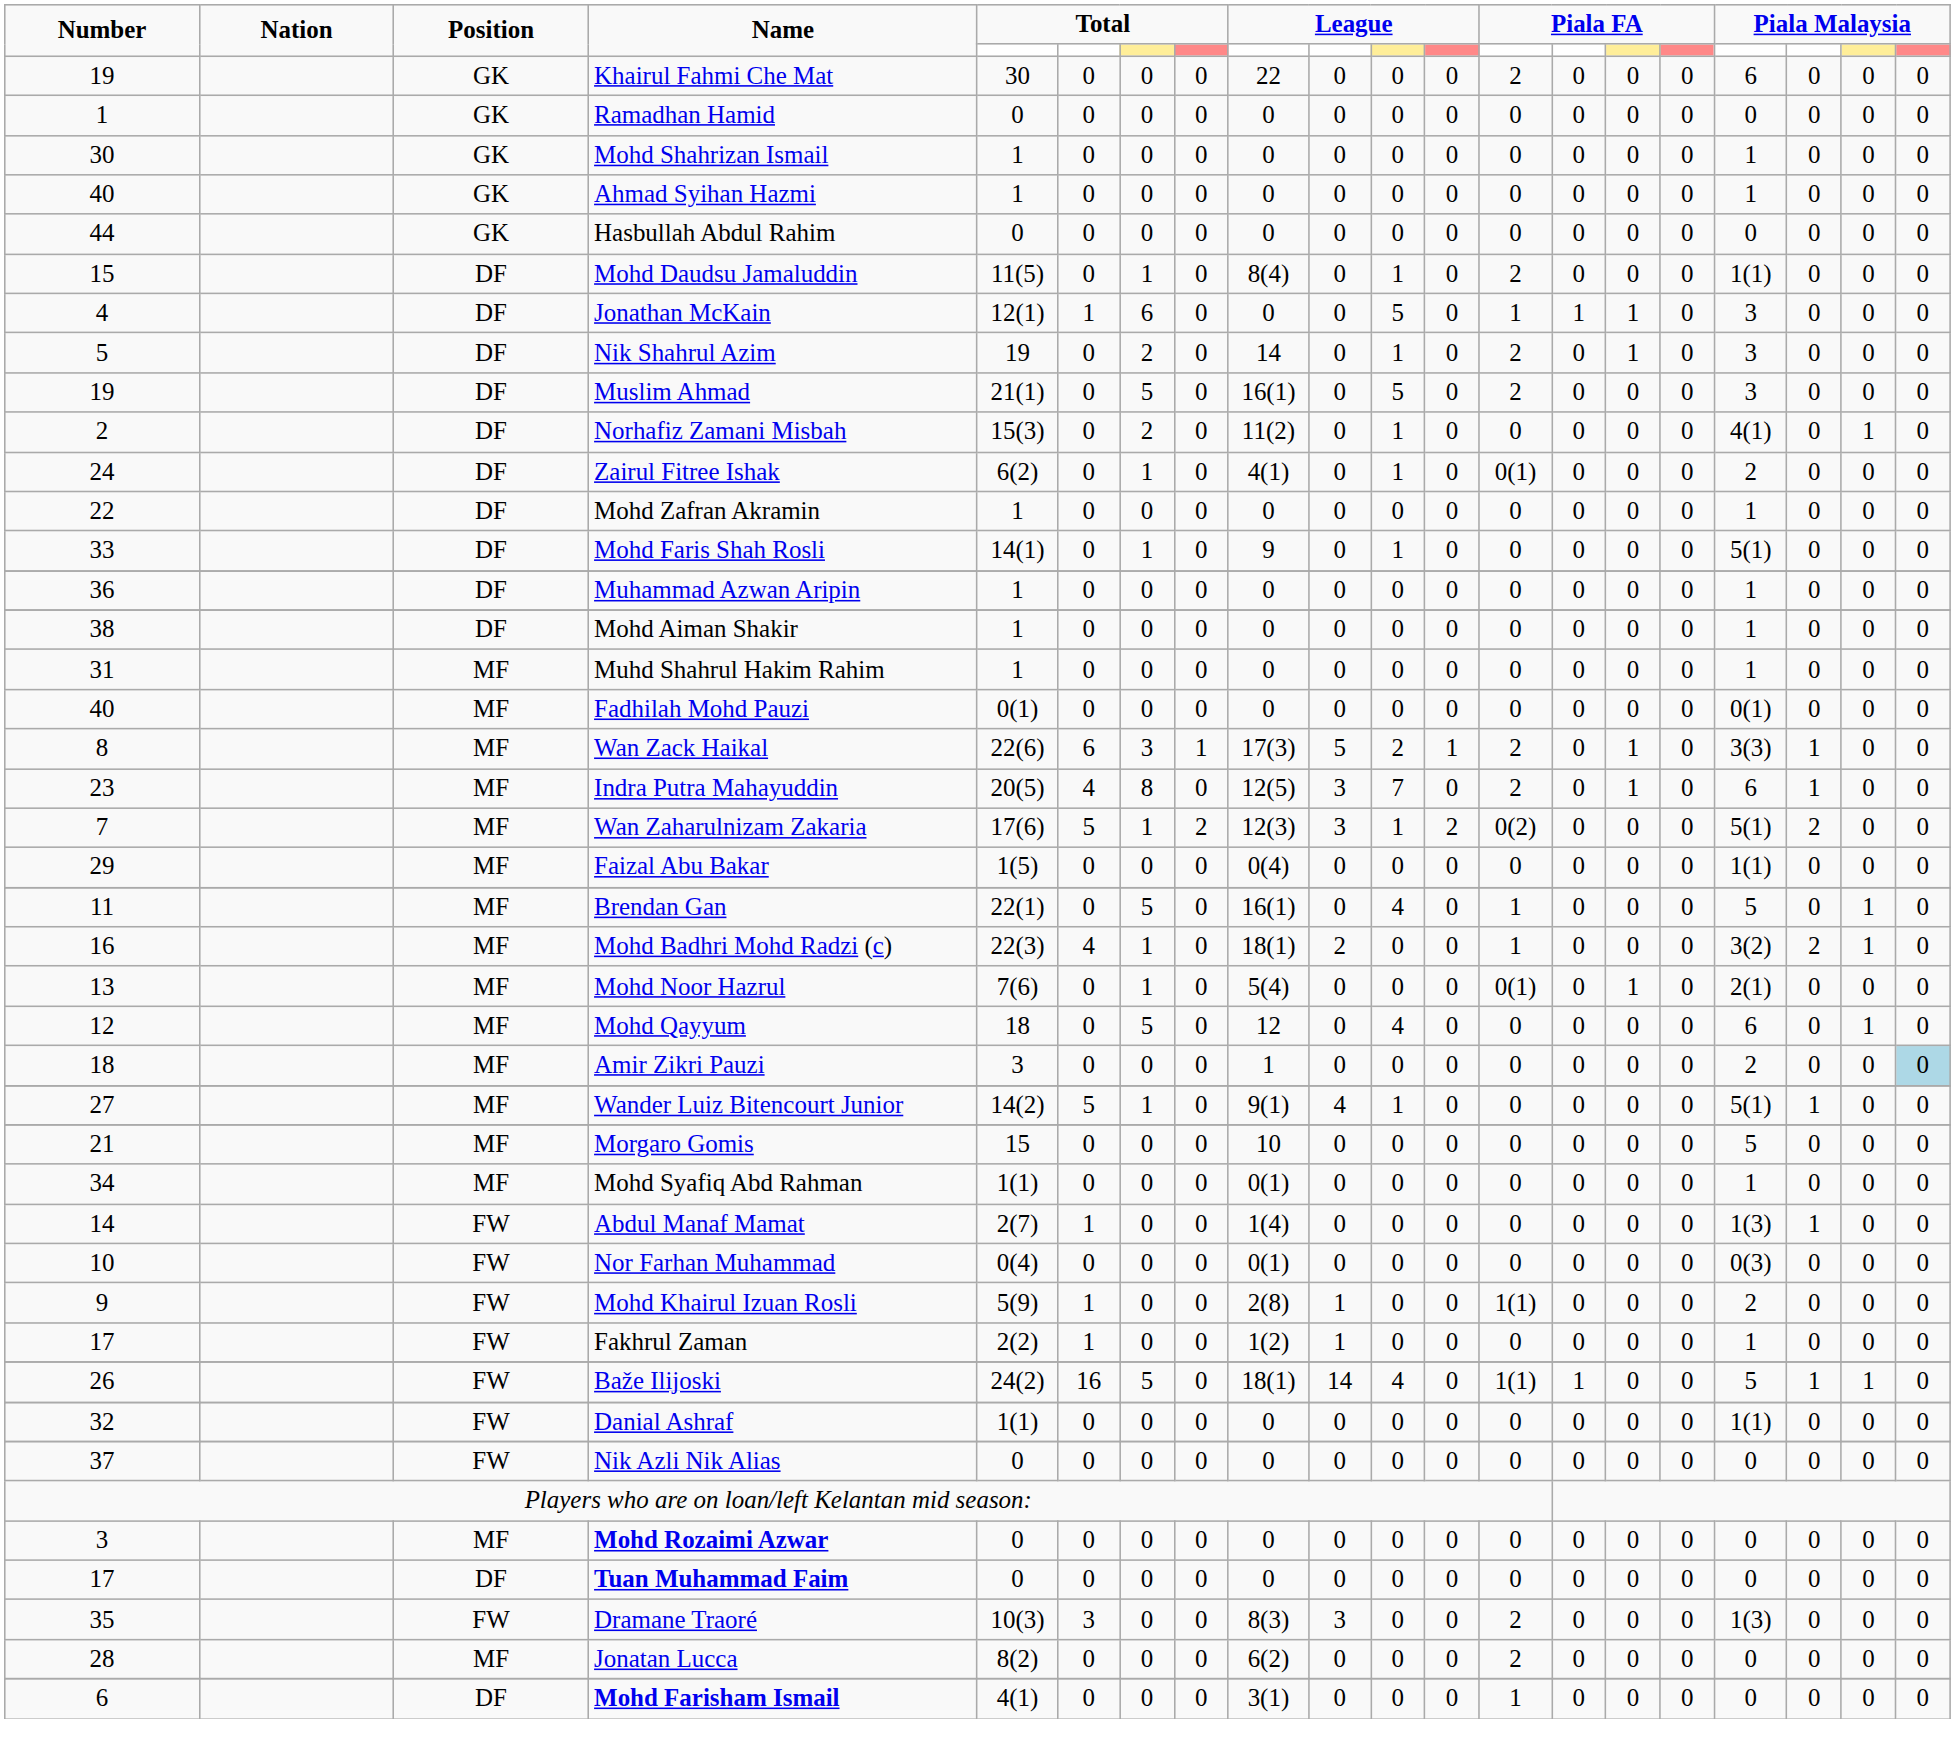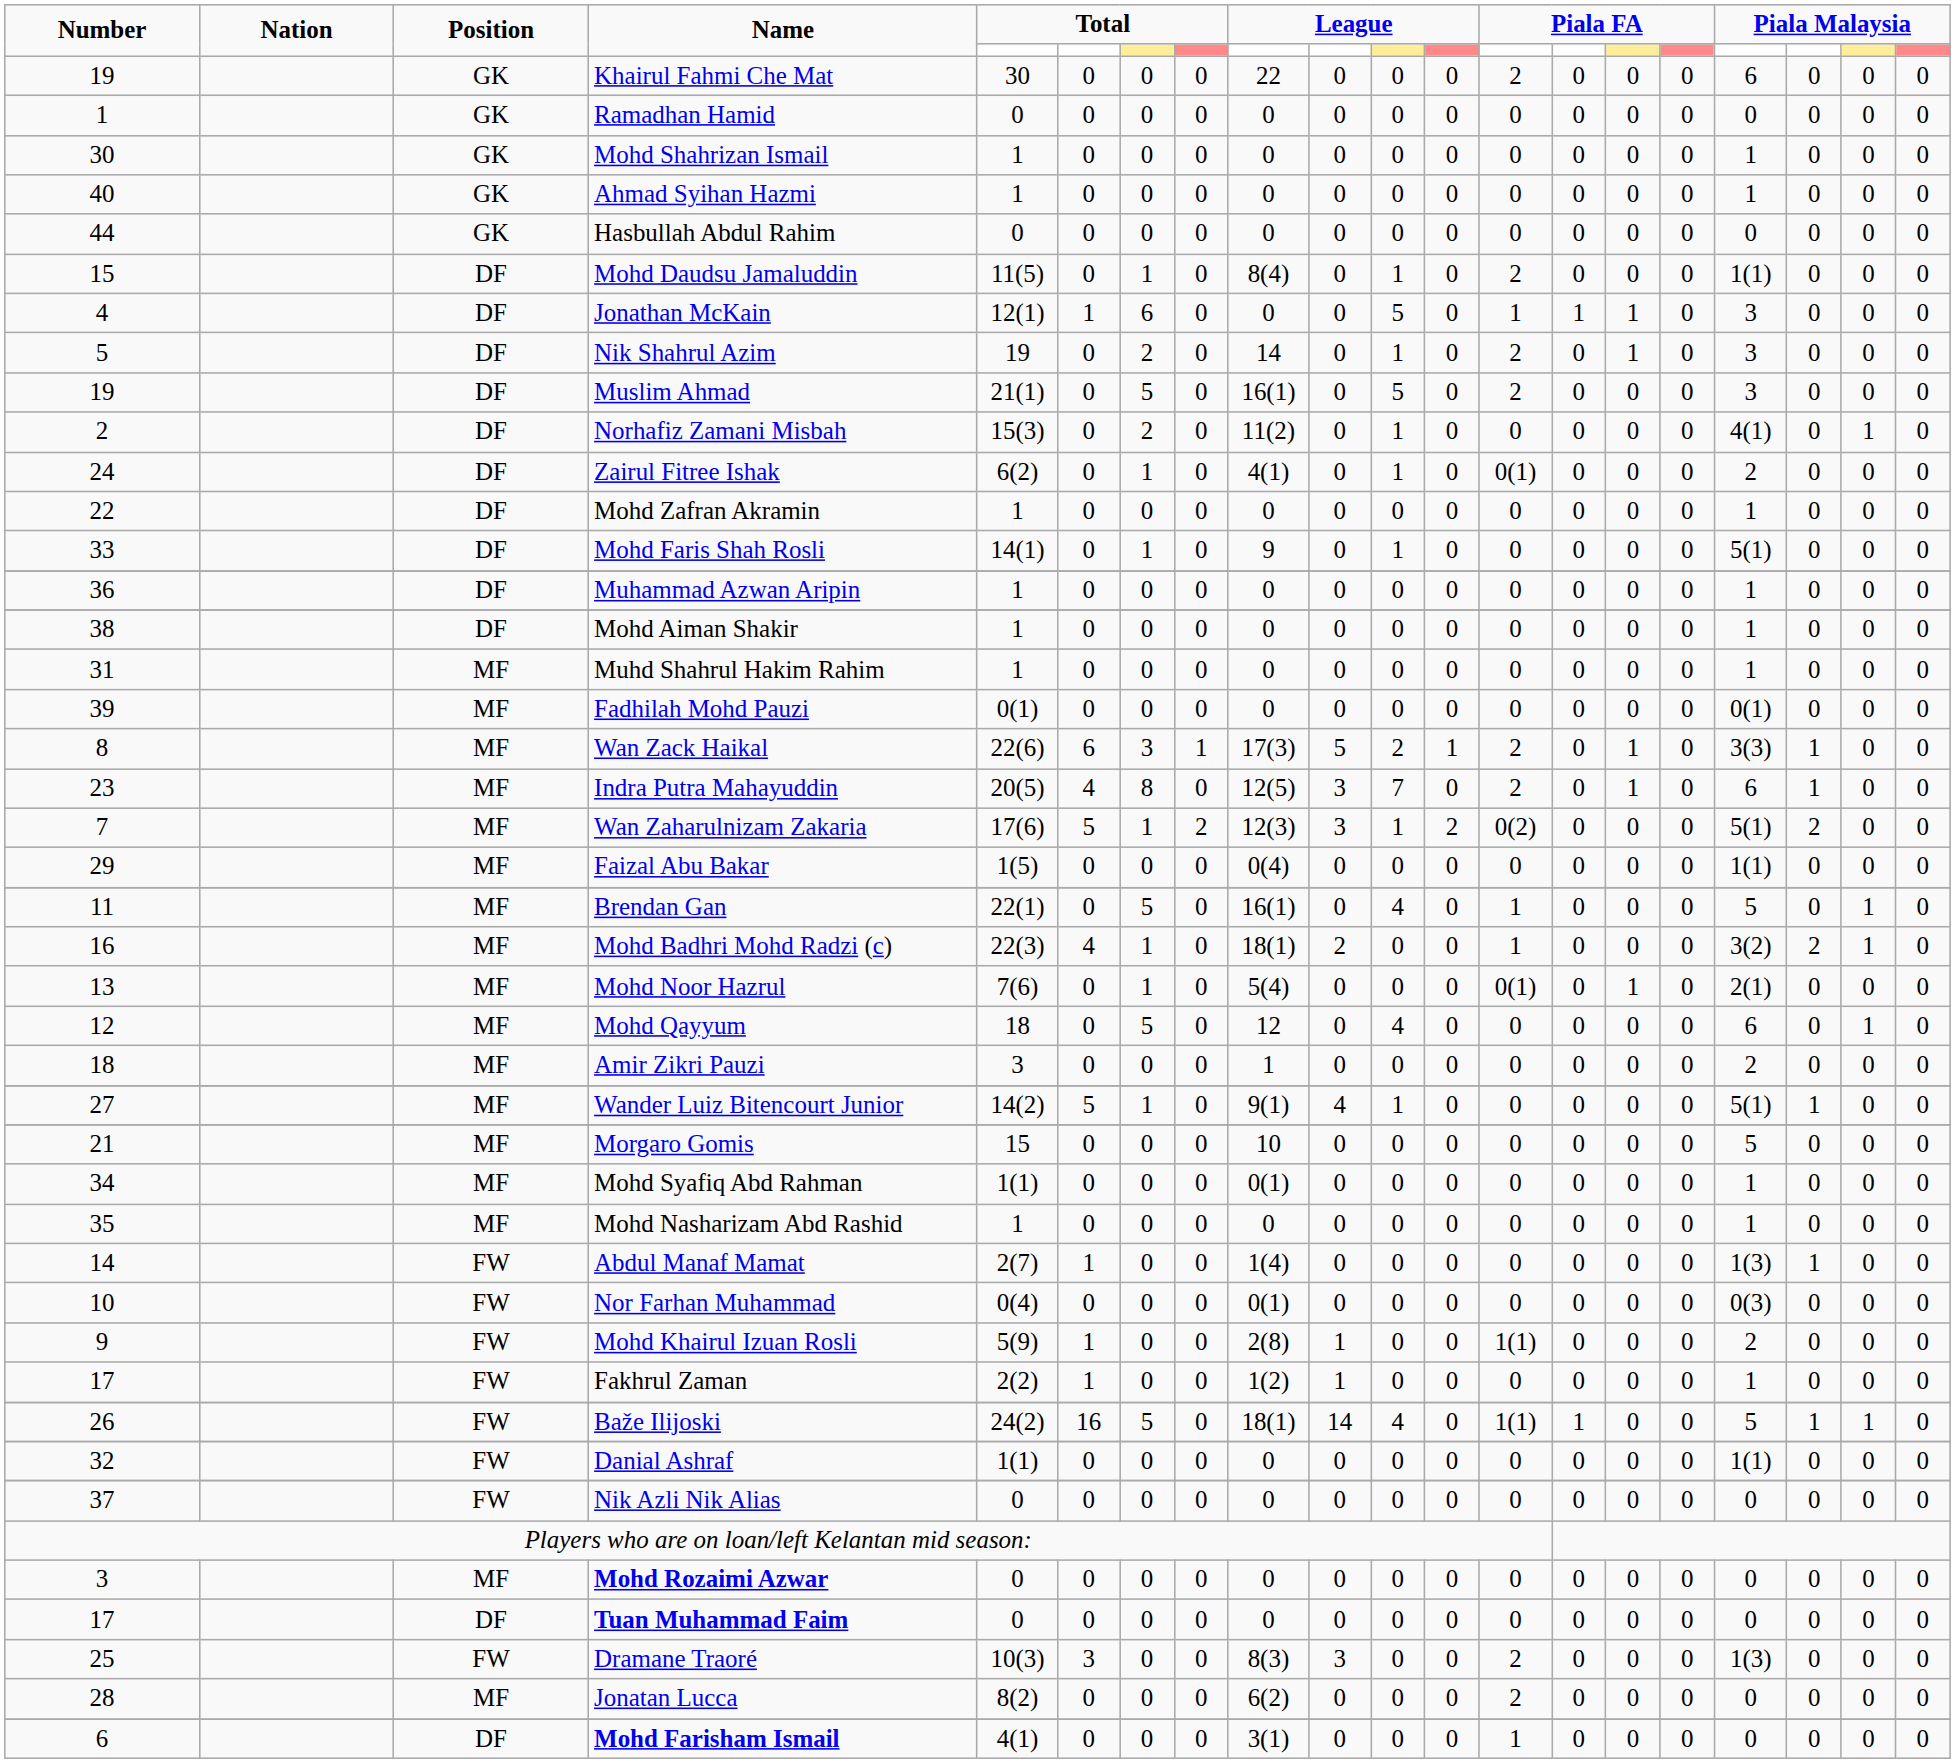(102, 708) 40 -> (102, 708) 39
(1923, 1065) lightblue background -> (1923, 1065) no background
+ row: (748, 1223)
(102, 1619) 35 -> (102, 1658) 25
